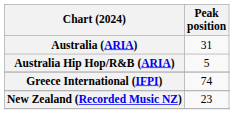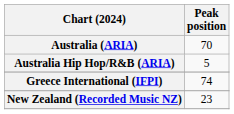(207, 44) 31 -> (207, 44) 70
